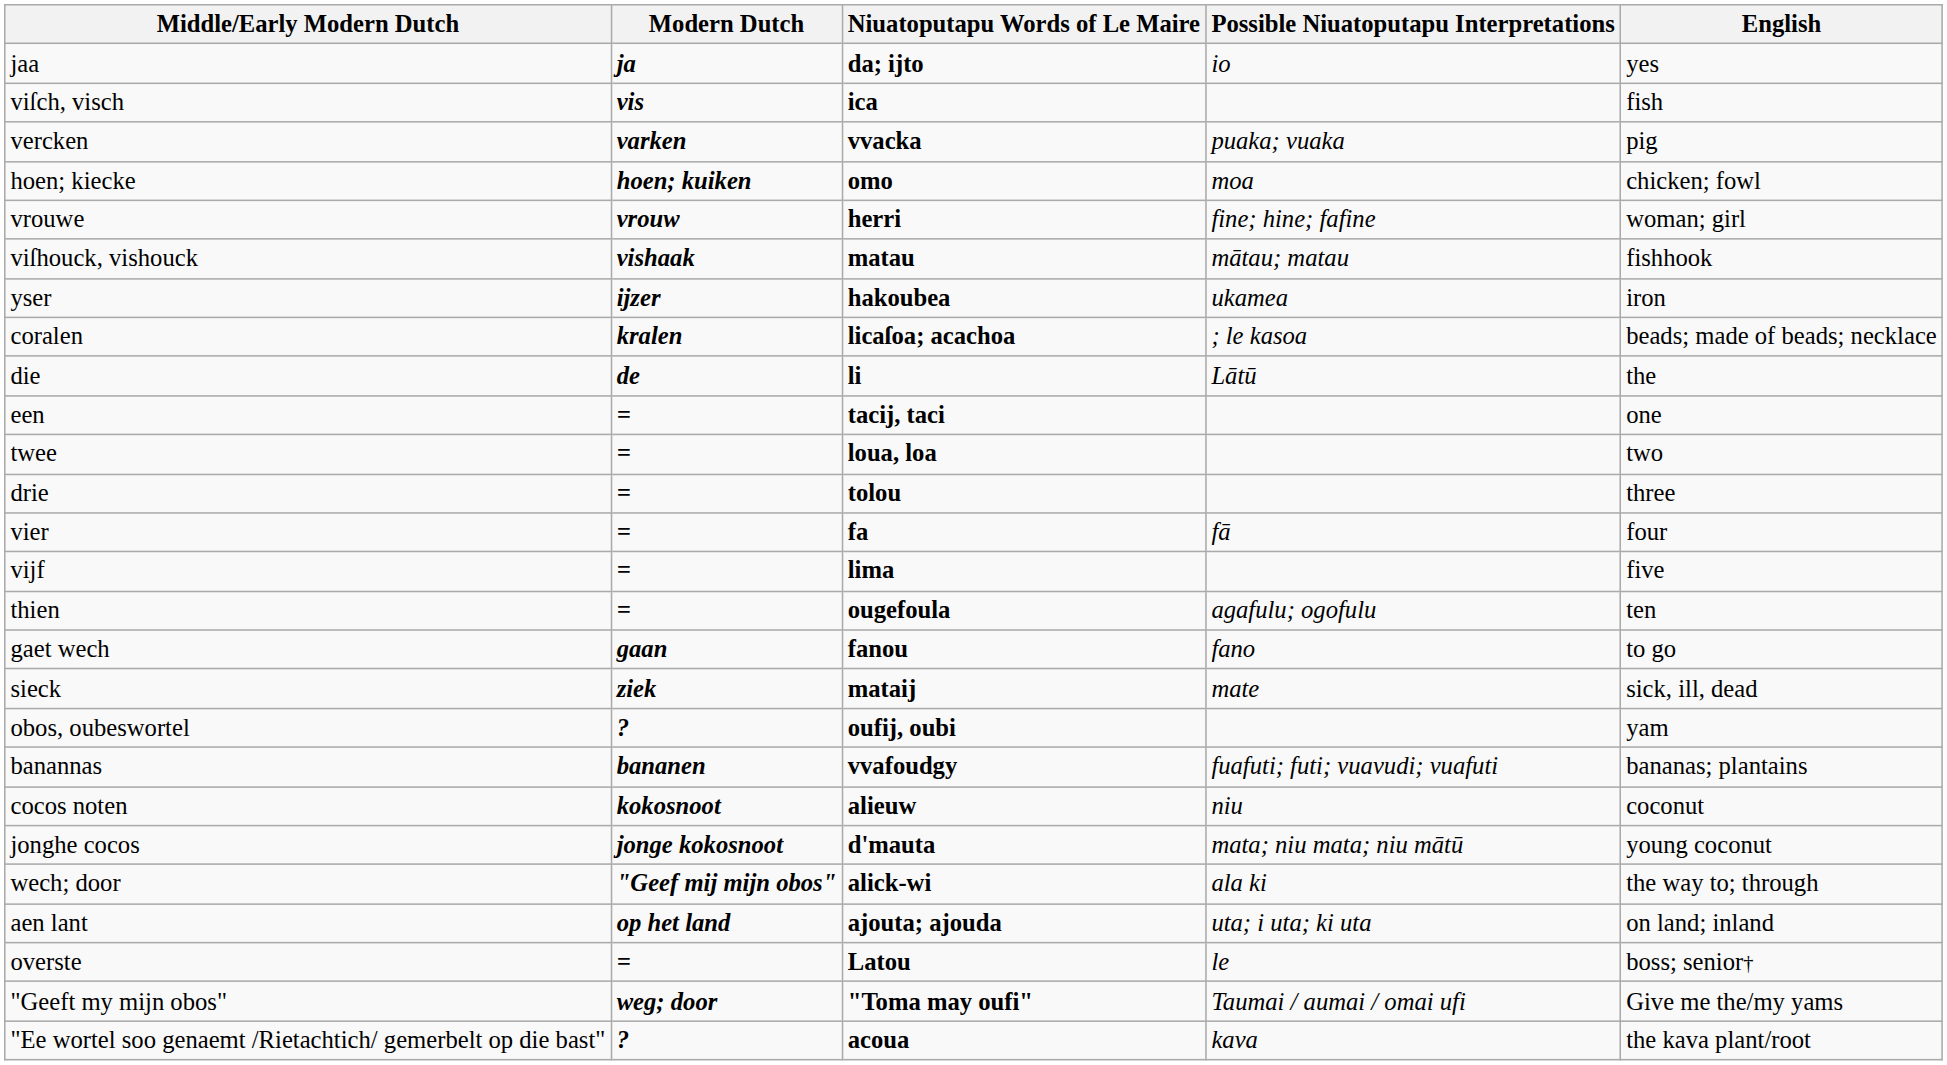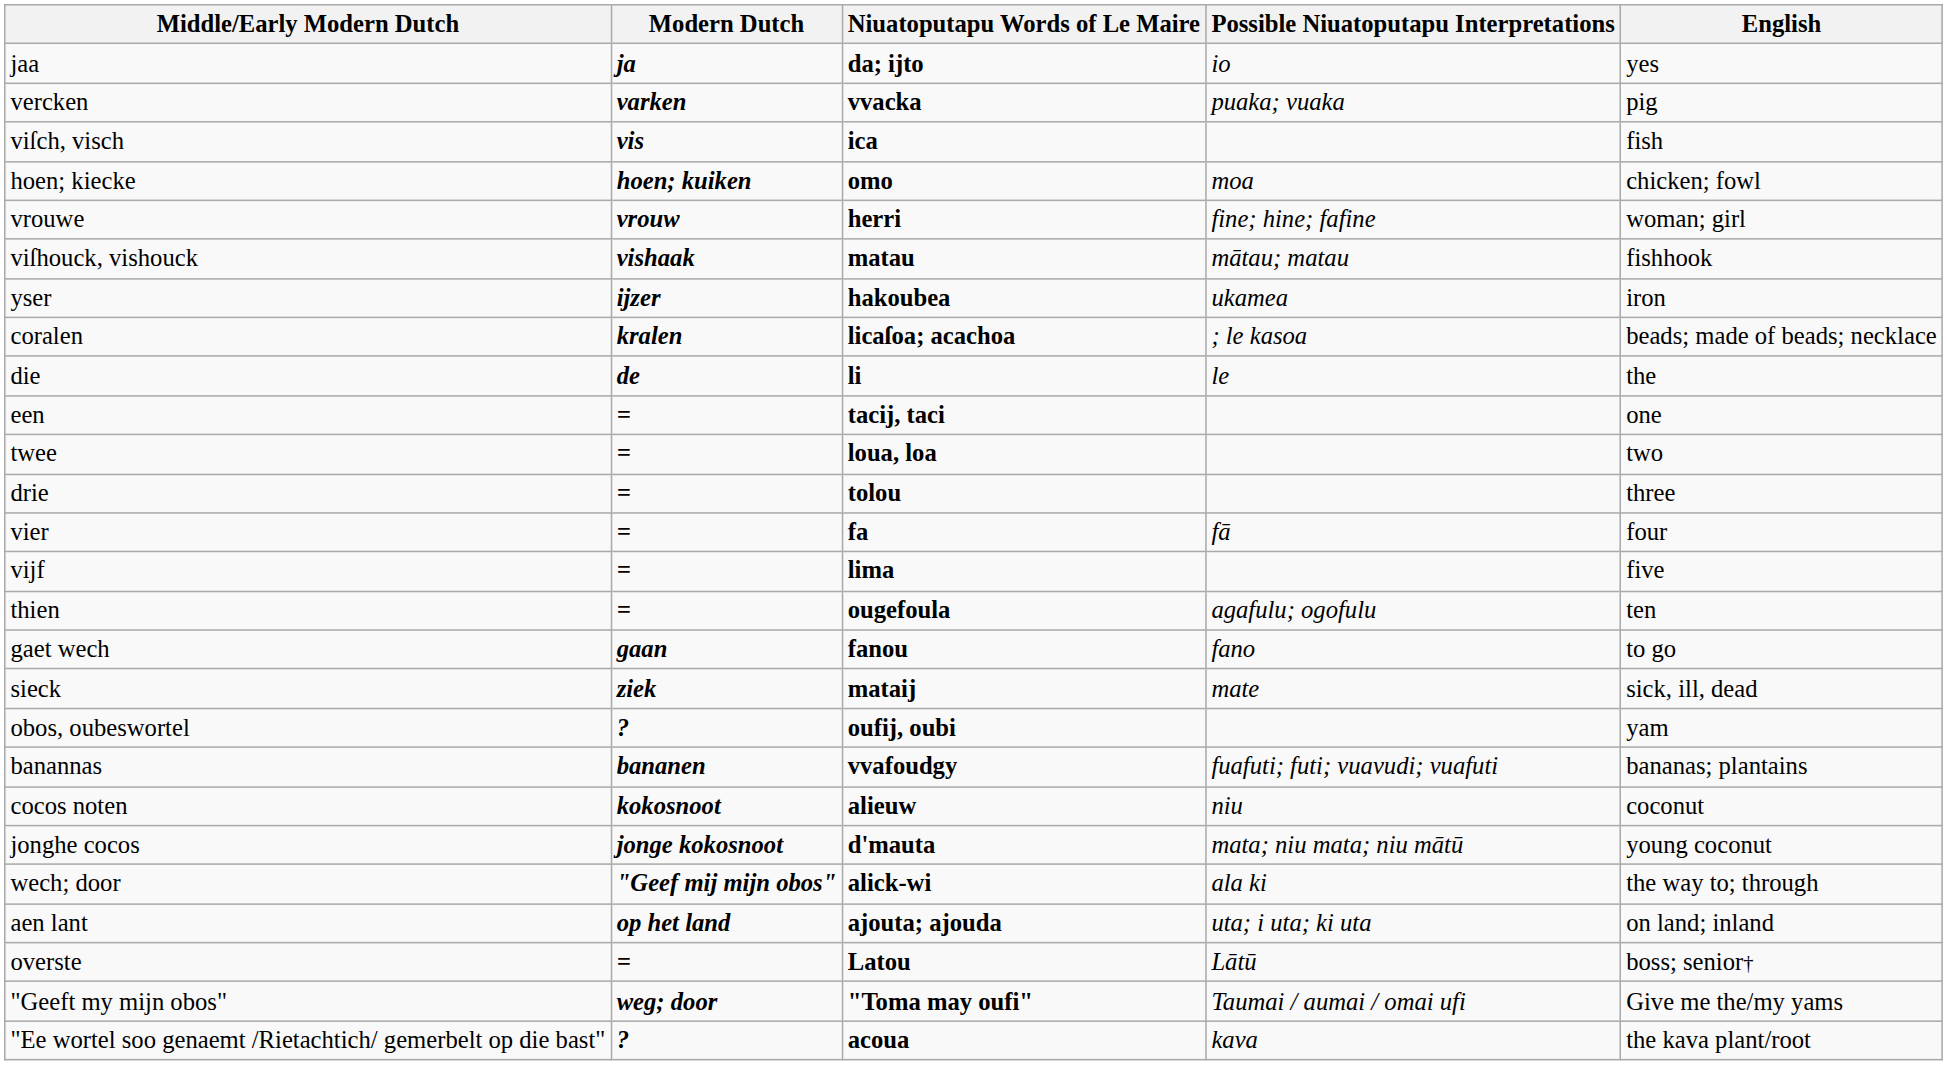rows swapped: (67, 102) <-> (49, 141)
(1234, 375) Lātū -> (1220, 375) le
(1220, 961) le -> (1234, 961) Lātū
